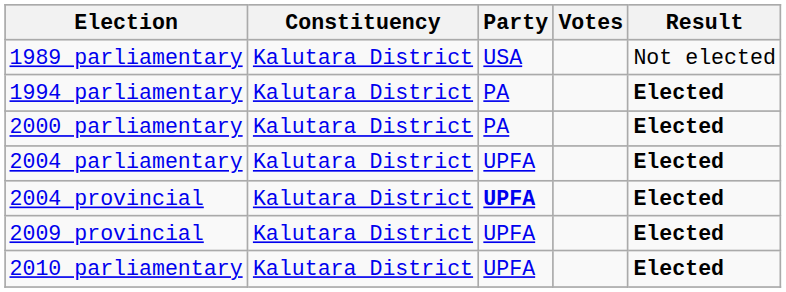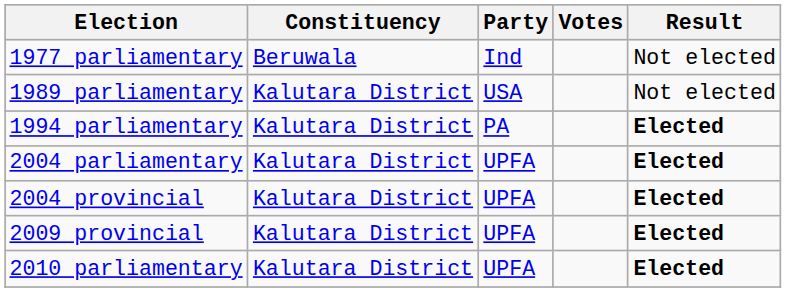+ row: (126, 58)
- row: (126, 128)
(509, 198) bold -> (509, 198) normal
